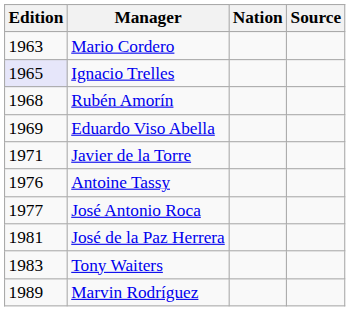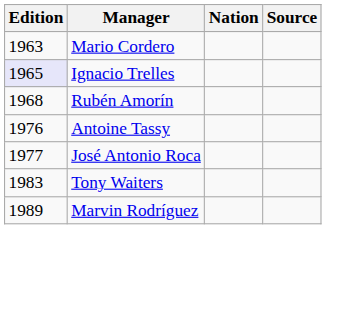- row: (143, 127)
- row: (131, 155)
- row: (148, 237)
